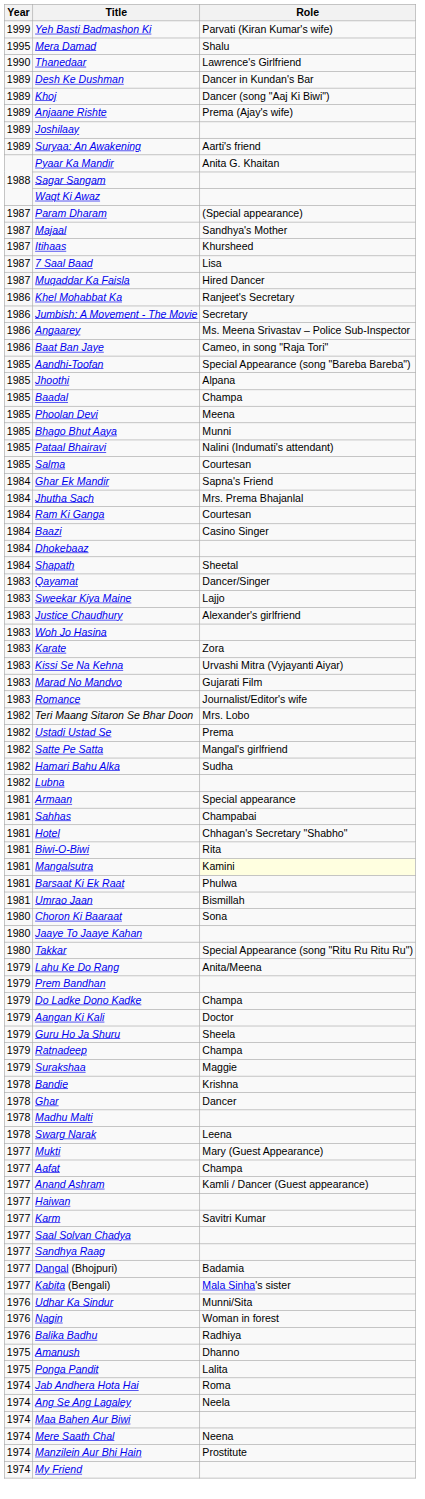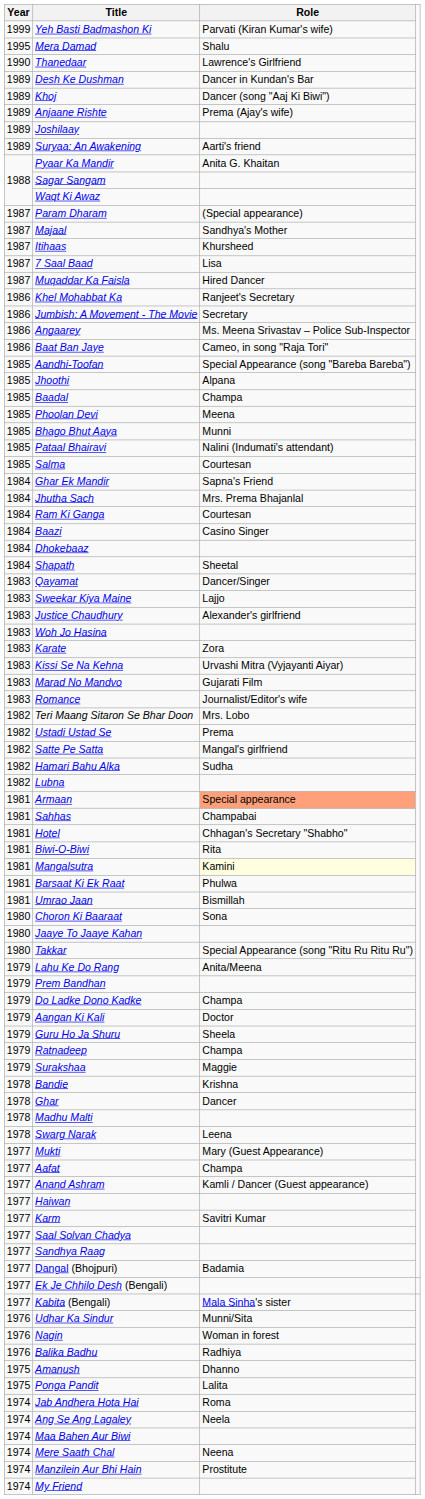(249, 800) no background -> (249, 800) lightsalmon background
+ row: (101, 1285)
